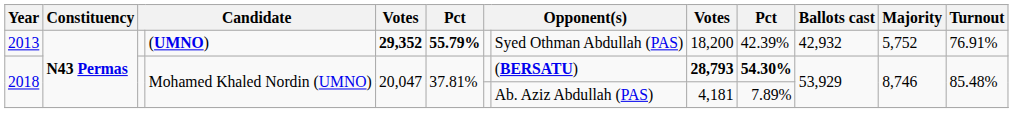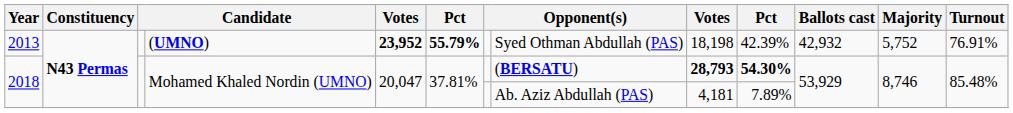(401, 43) 29,352 -> (401, 43) 23,952
(712, 43) 18,200 -> (712, 43) 18,198
